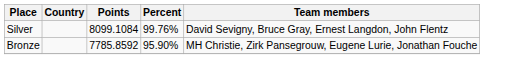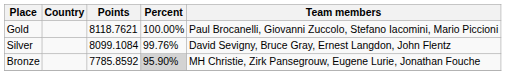+ row: (18, 29)
(161, 45) no background -> (161, 62) lightgrey background
